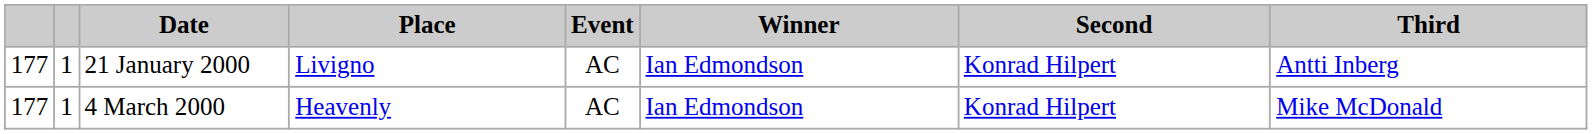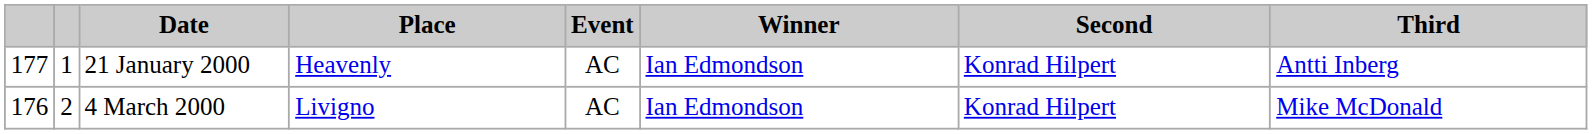(335, 65) Livigno -> (343, 65) Heavenly
(30, 106) 177 -> (30, 106) 176
(66, 106) 1 -> (66, 106) 2
(343, 106) Heavenly -> (335, 106) Livigno
